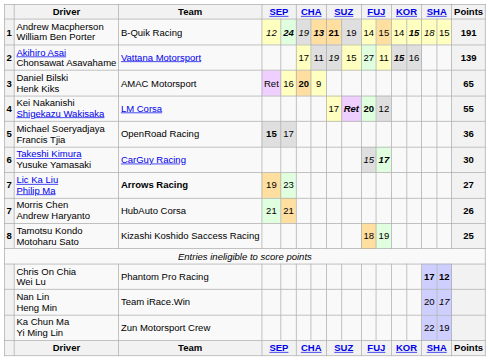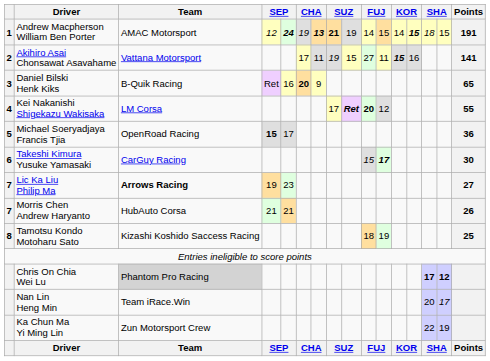(152, 32) B-Quik Racing -> (159, 32) AMAC Motorsport
(469, 57) 139 -> (469, 57) 141
(159, 83) AMAC Motorsport -> (152, 83) B-Quik Racing
(165, 276) no background -> (165, 276) lightgrey background
